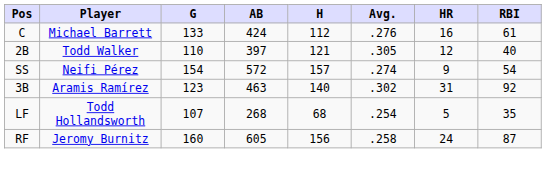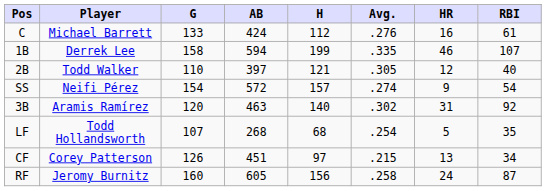+ row: (22, 51)
(193, 88) 123 -> (193, 107) 120
+ row: (22, 157)
